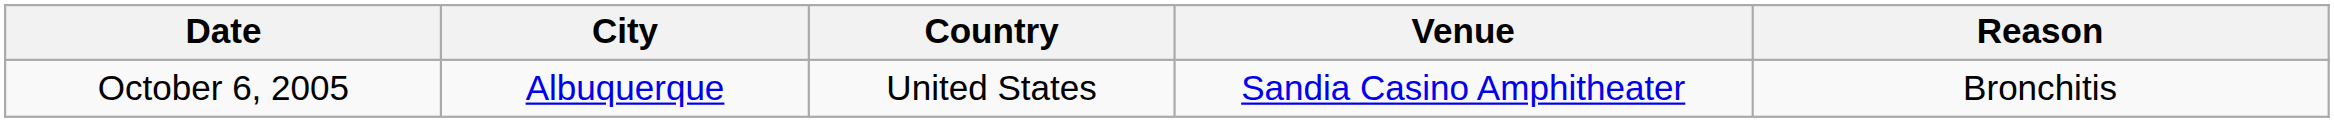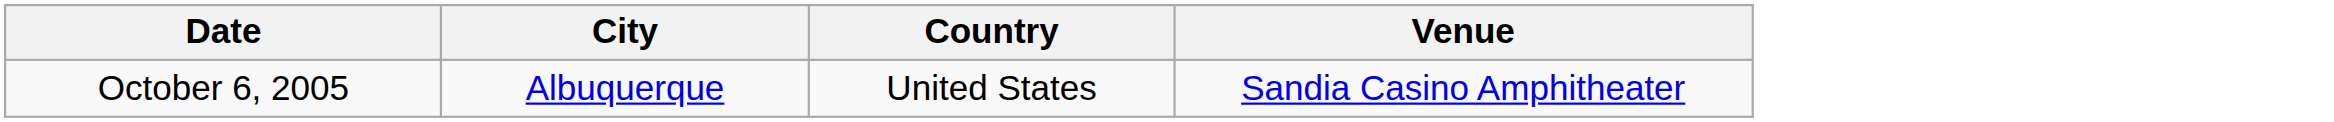- column: (2040, 32)
